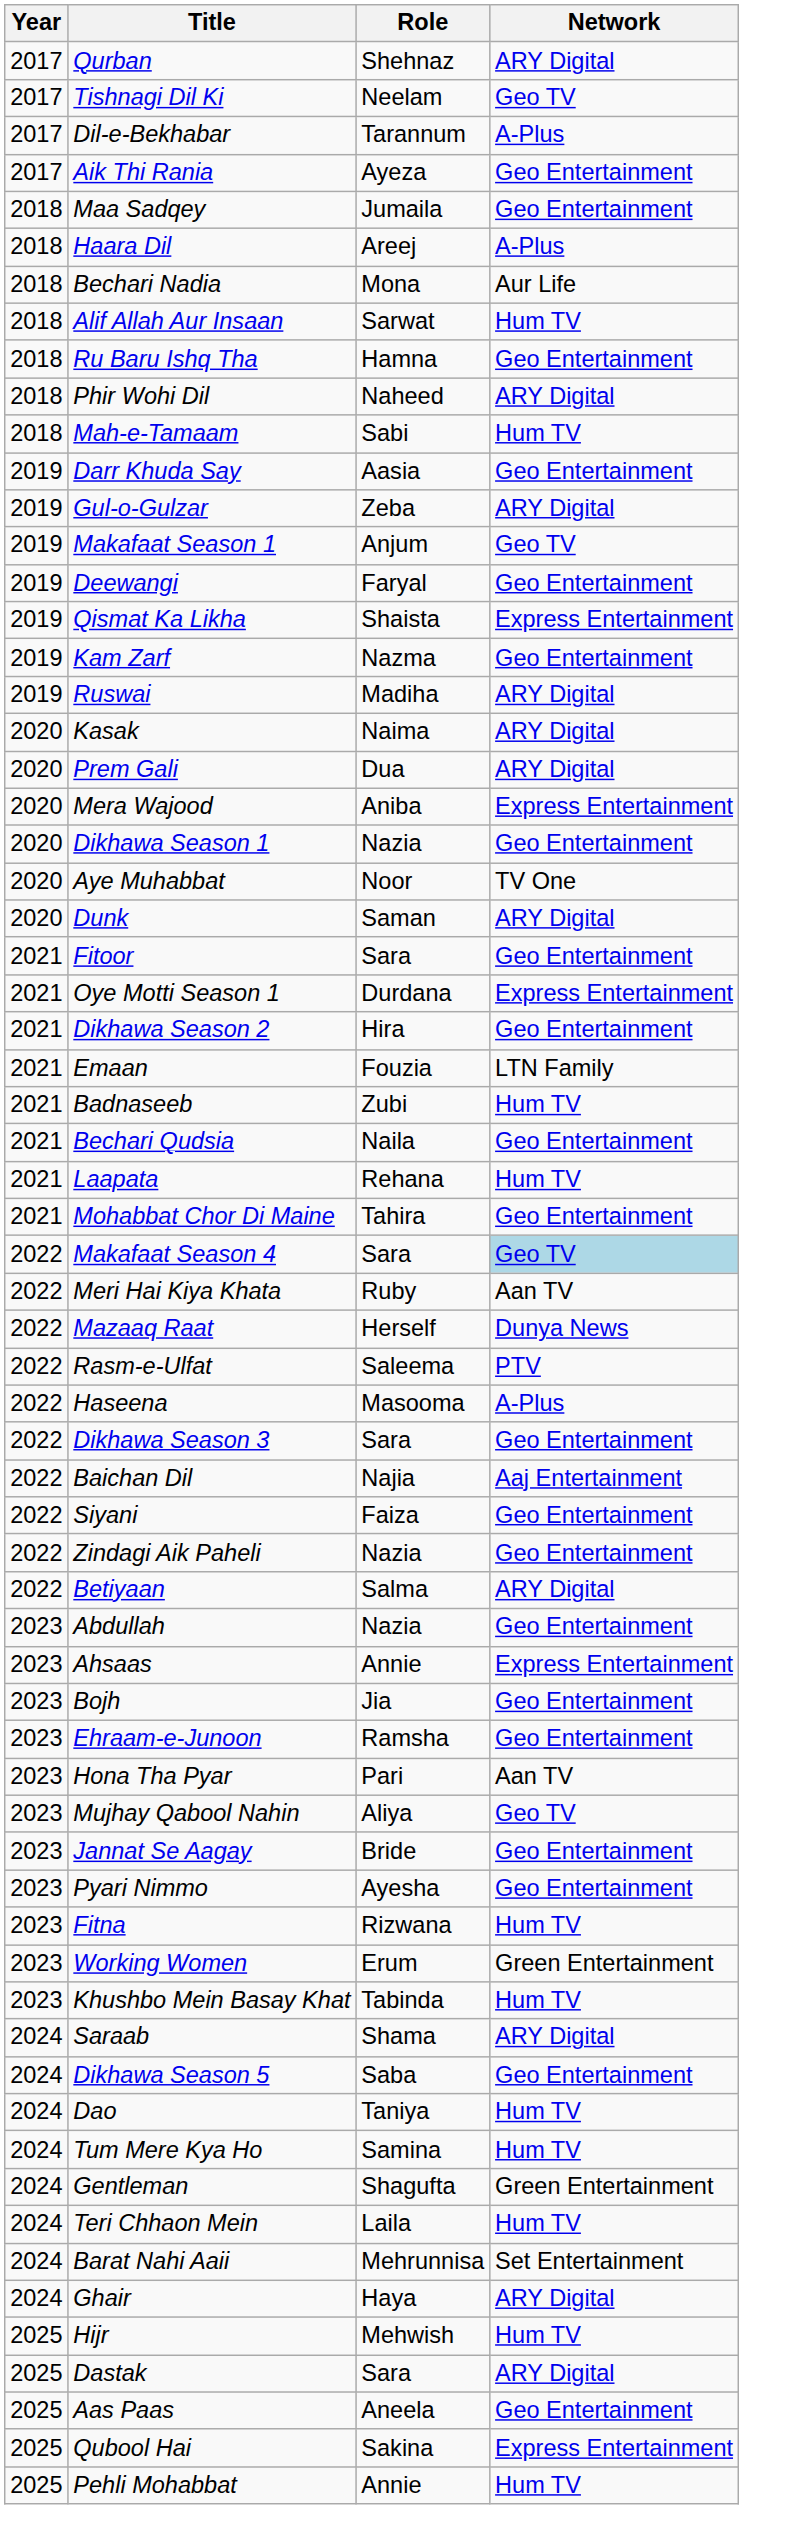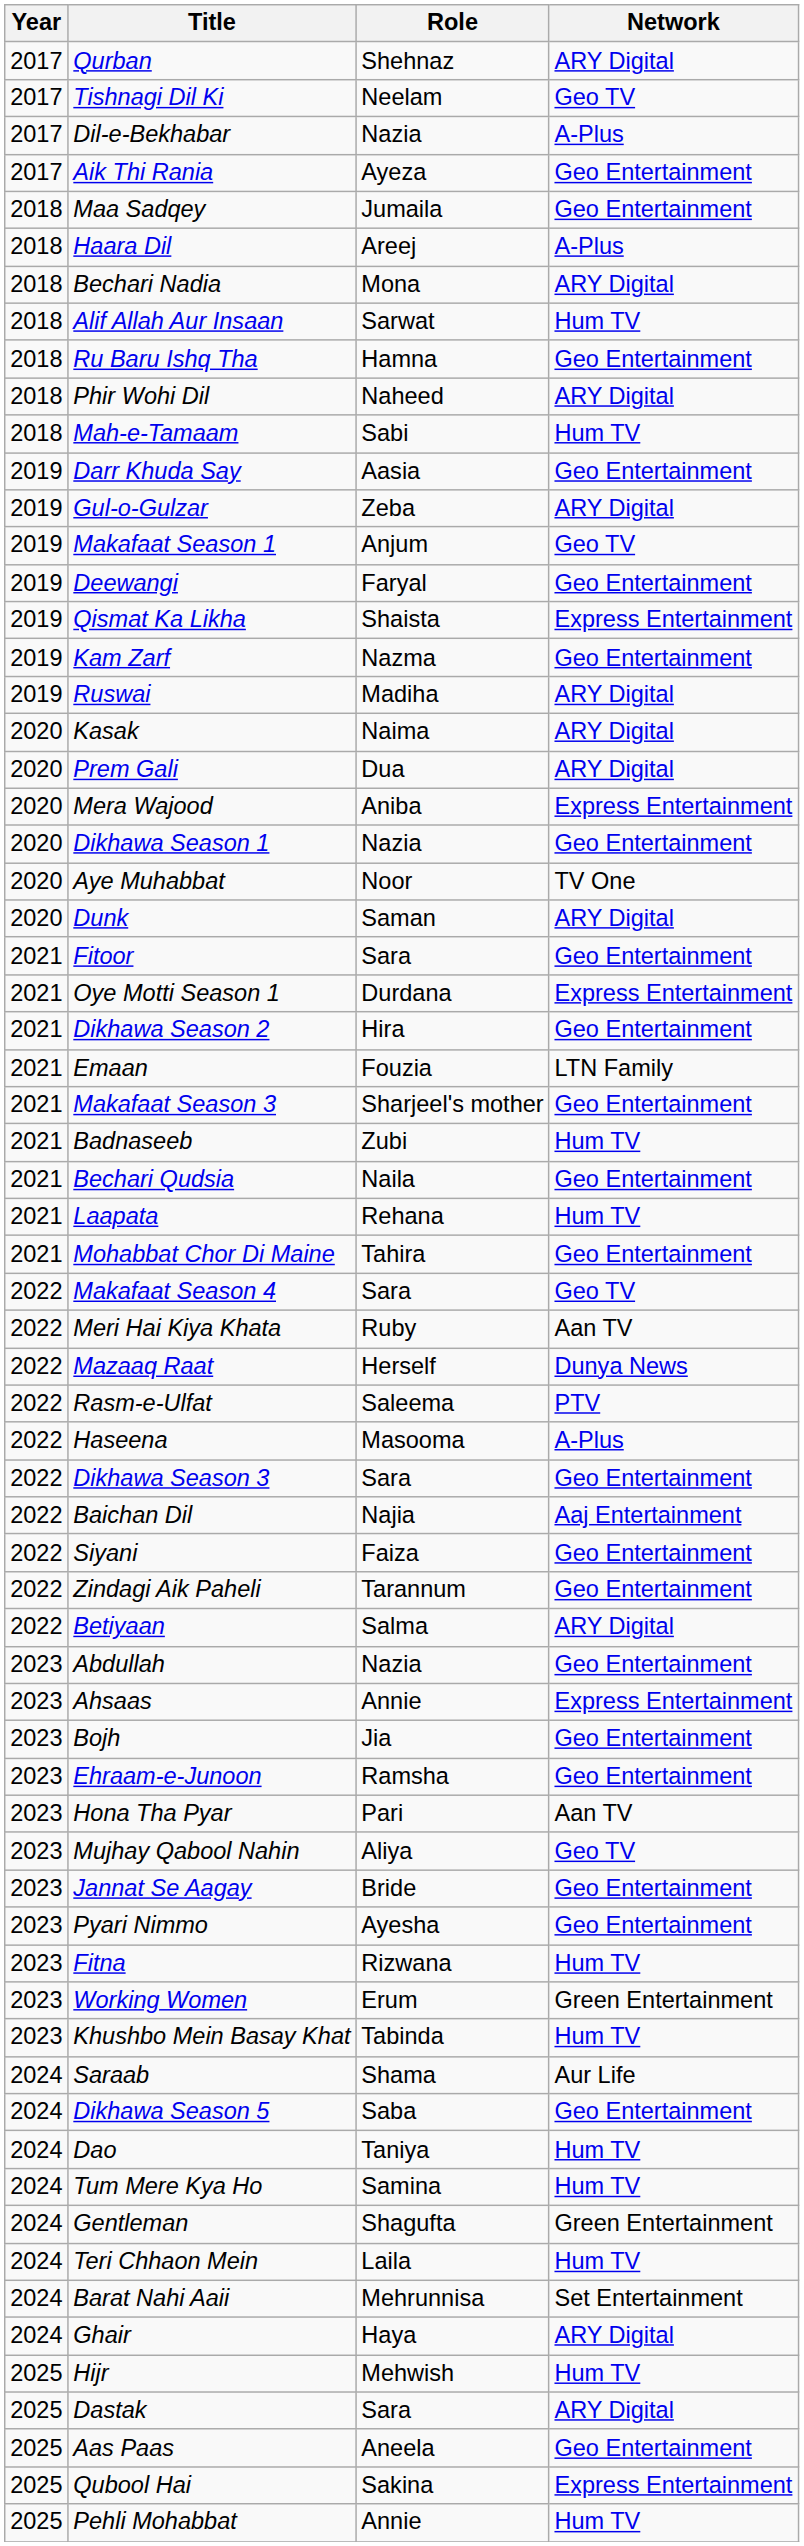(414, 135) Tarannum -> (391, 135) Nazia
(536, 284) Aur Life -> (614, 284) ARY Digital
+ row: (175, 1104)
(535, 1254) lightblue background -> (595, 1291) no background
(391, 1552) Nazia -> (414, 1589) Tarannum
(555, 2037) ARY Digital -> (595, 2074) Aur Life
